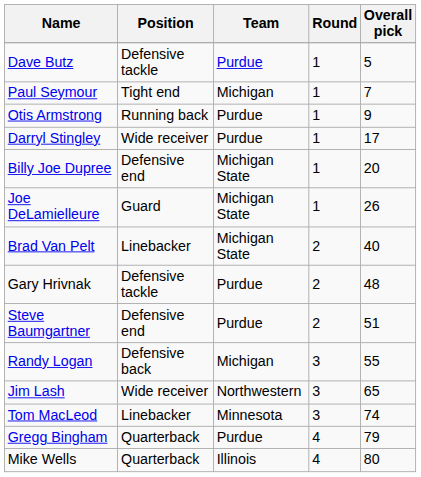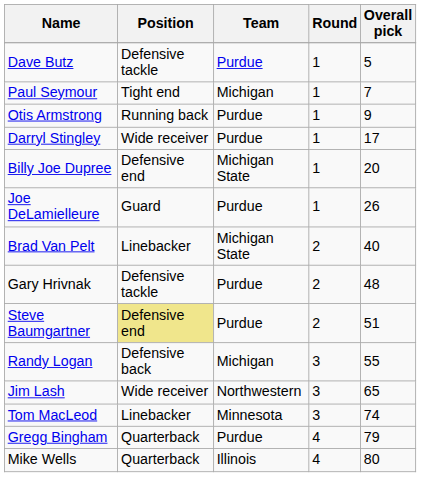(245, 207) Michigan State -> (240, 207) Purdue
(153, 323) no background -> (153, 323) khaki background
